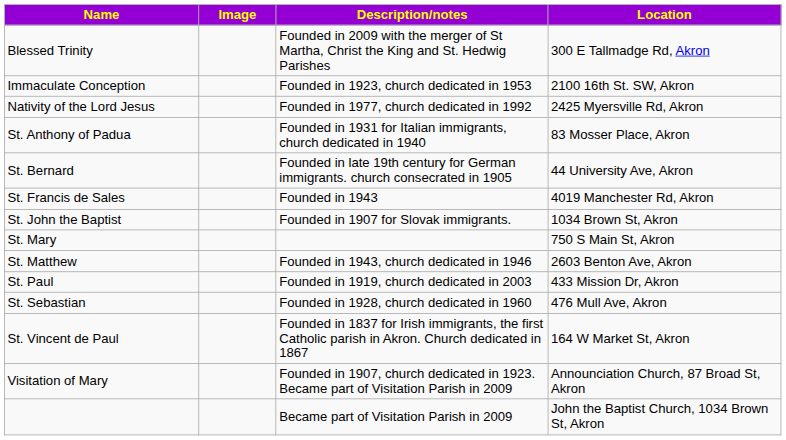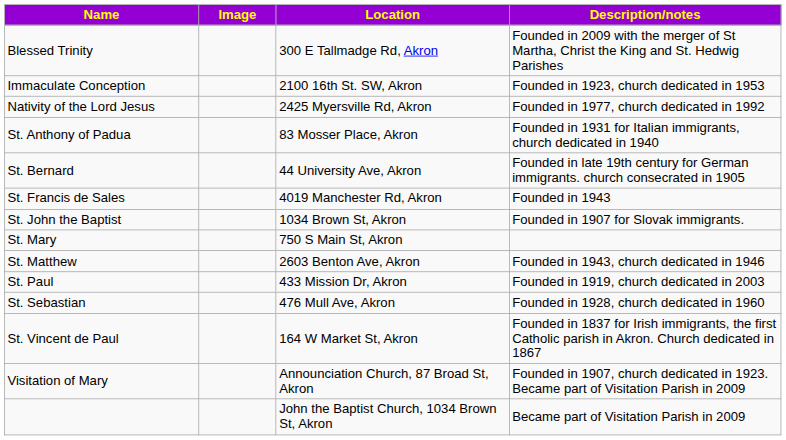columns swapped: (664, 14) <-> (412, 14)
